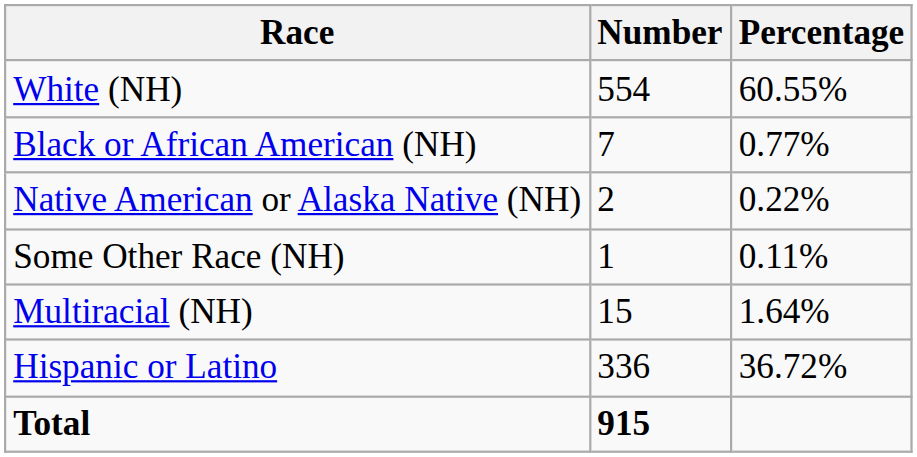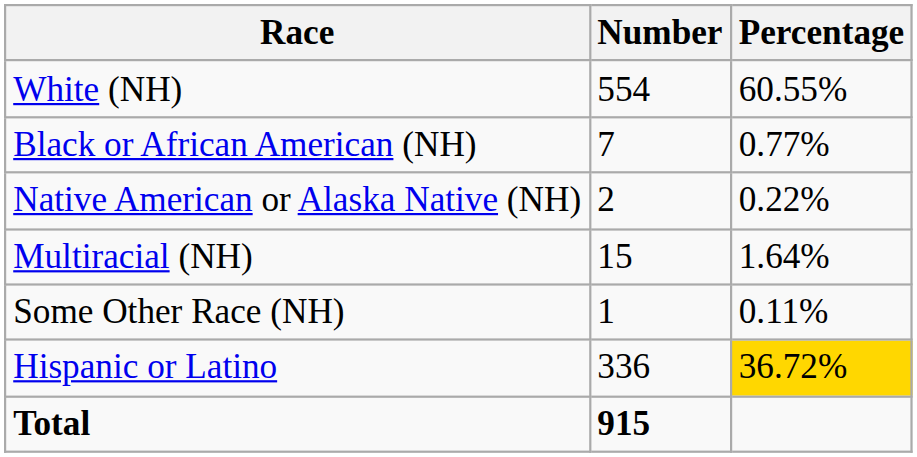rows swapped: (179, 255) <-> (133, 311)
(793, 367) no background -> (793, 367) gold background
